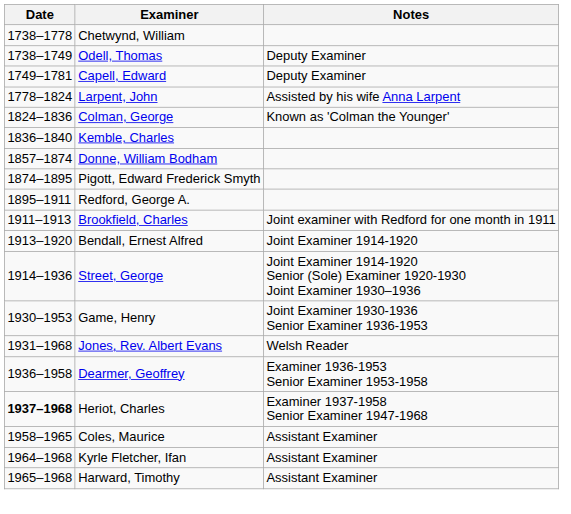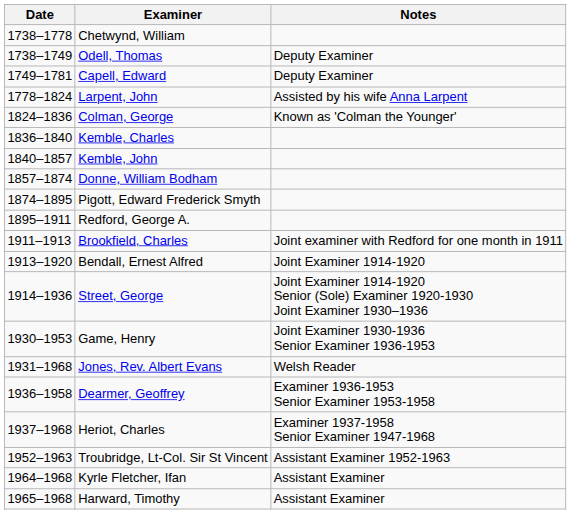+ row: (118, 158)
(40, 409) bold -> (40, 429) normal
+ row: (173, 457)
- row: (121, 437)
